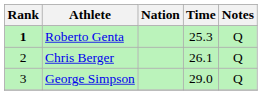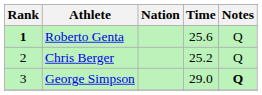(201, 36) 25.3 -> (201, 36) 25.6
(201, 57) 26.1 -> (201, 57) 25.2
(238, 79) normal -> (238, 79) bold
